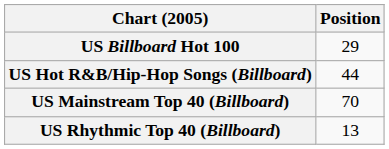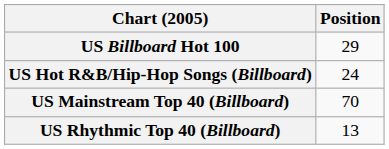(350, 74) 44 -> (350, 74) 24
